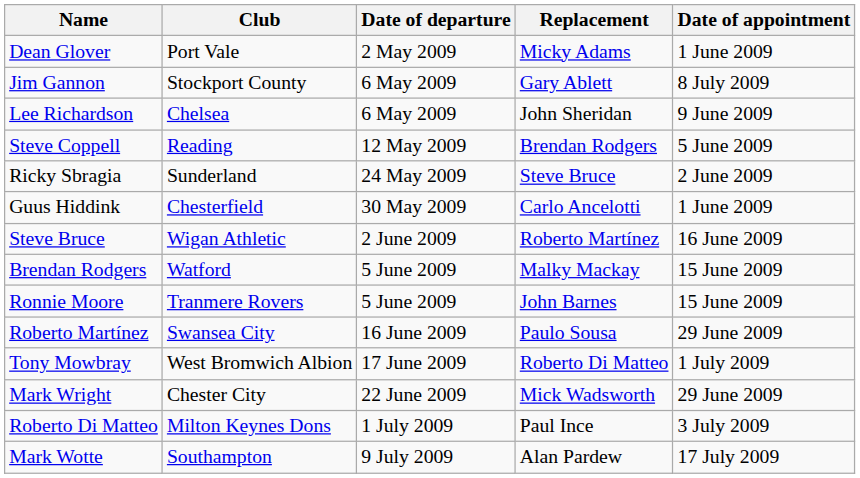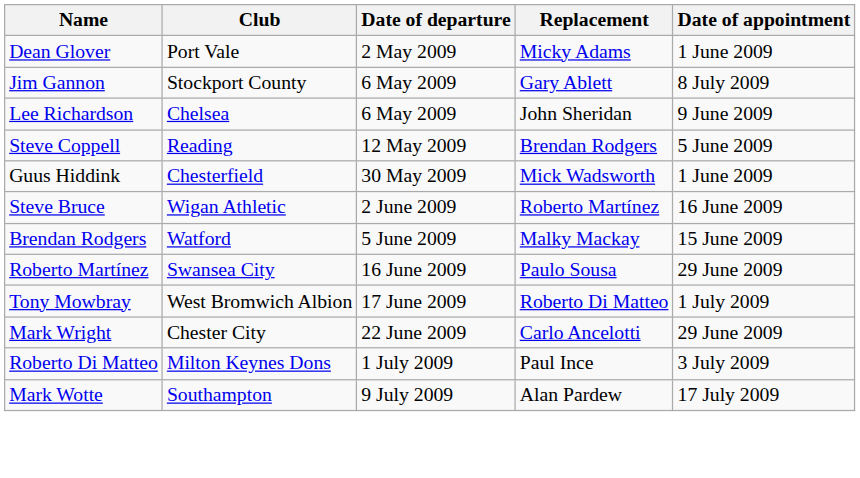- row: (65, 176)
(580, 207) Carlo Ancelotti -> (587, 176) Mick Wadsworth
- row: (66, 301)
(587, 394) Mick Wadsworth -> (580, 332) Carlo Ancelotti
